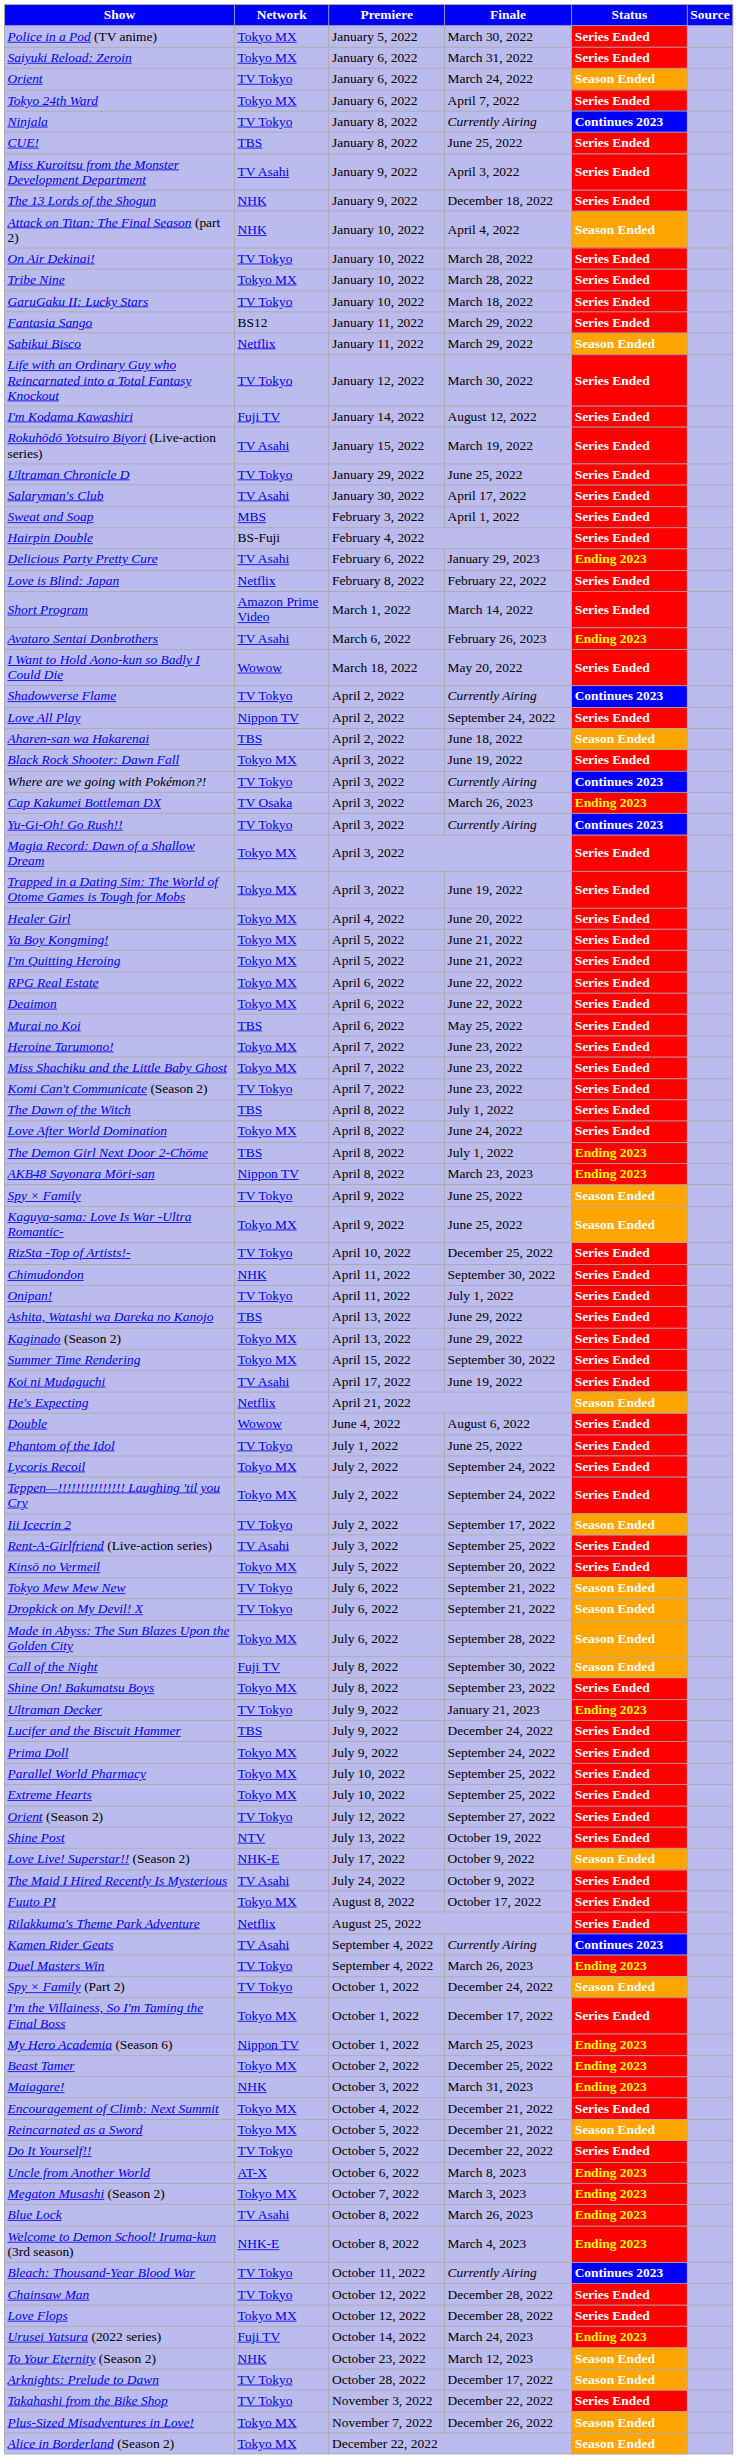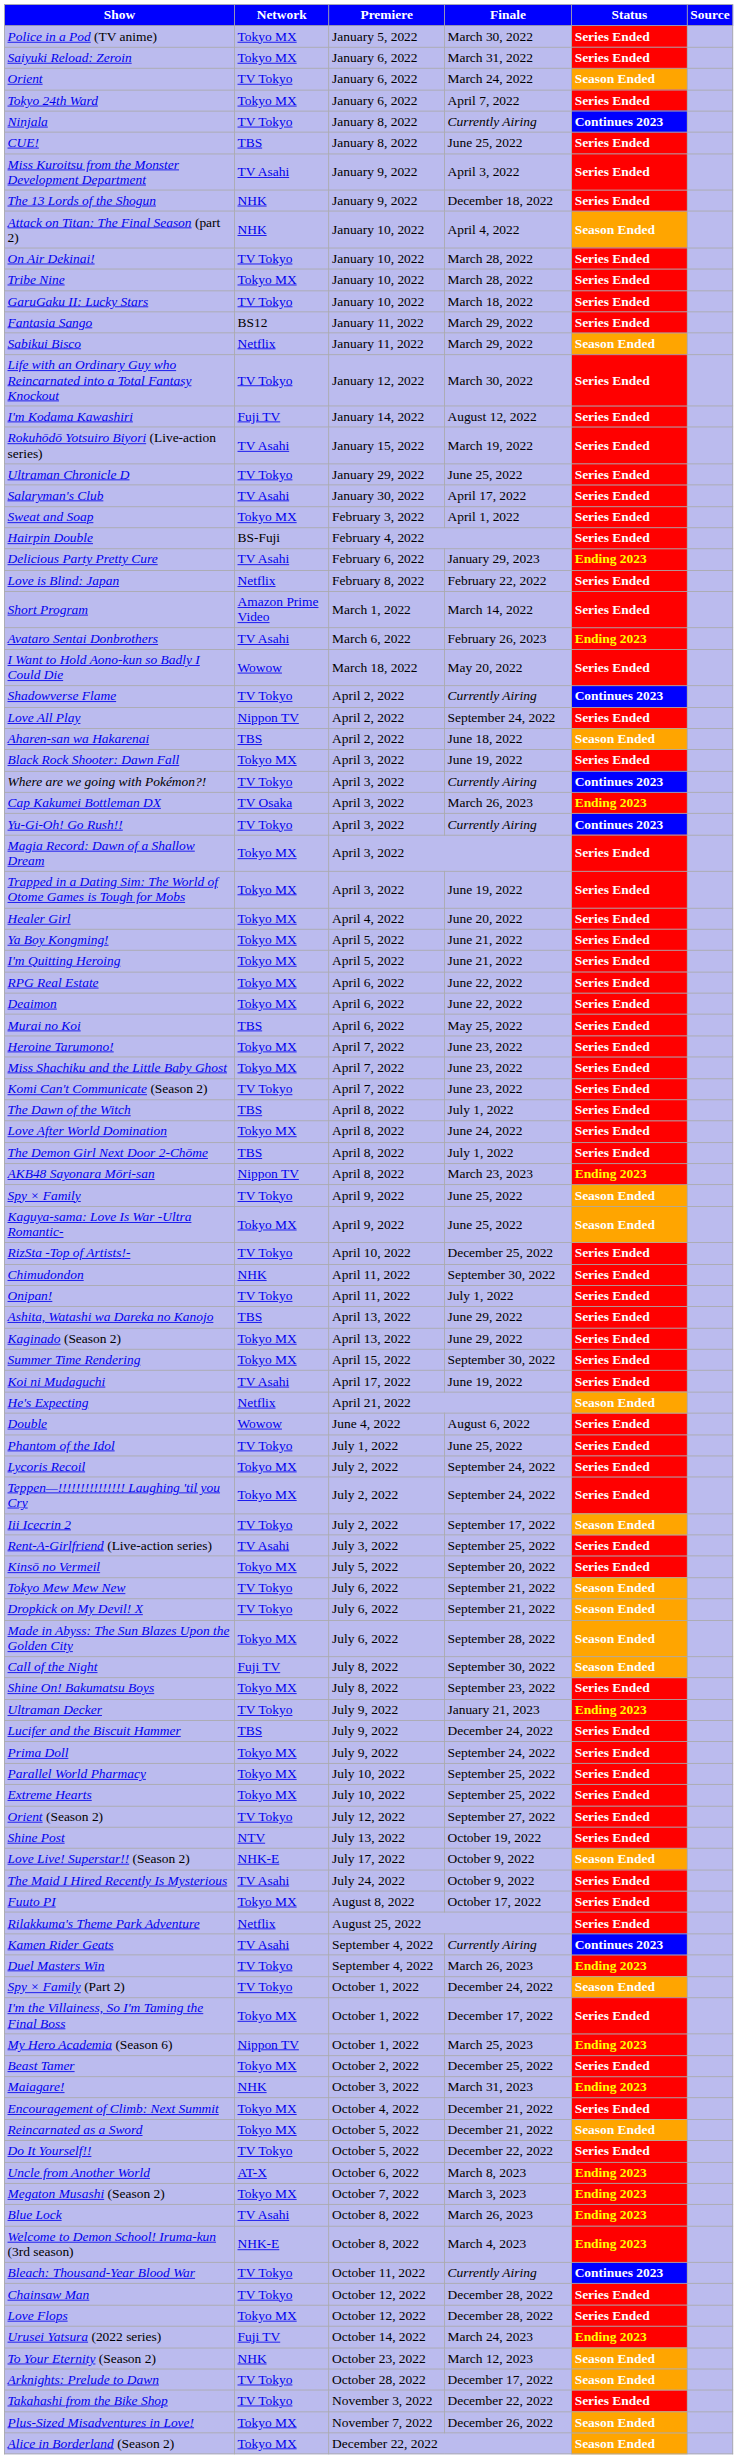(252, 517) MBS -> (267, 517) Tokyo MX
(611, 1153) Ending 2023 -> (612, 1153) Series Ended
(611, 2066) Ending 2023 -> (612, 2066) Series Ended
